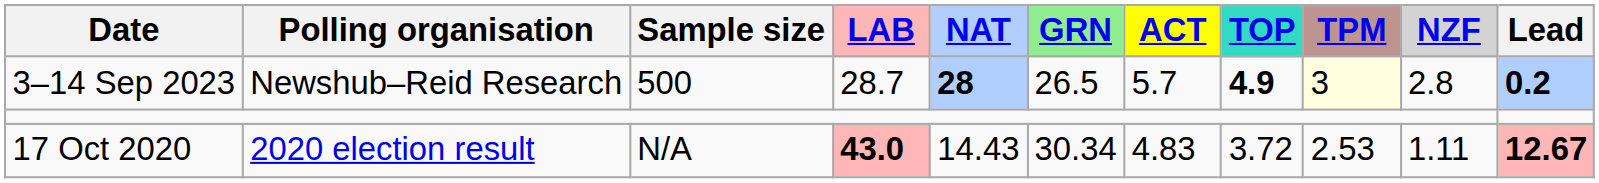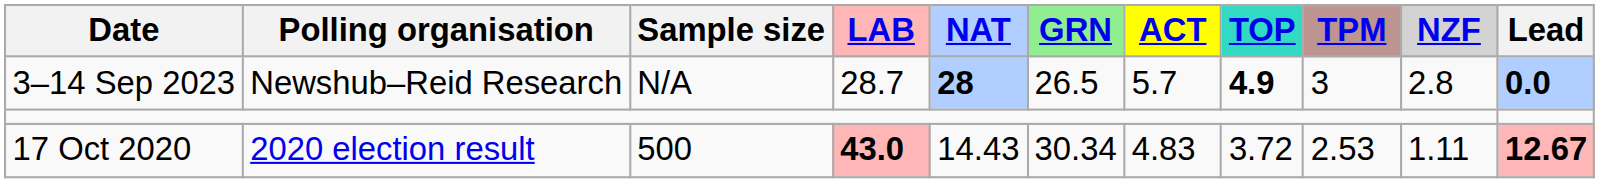(665, 82) 500 -> (665, 82) N/A
(1320, 82) lightyellow background -> (1320, 82) no background
(1528, 82) 0.2 -> (1528, 82) 0.0
(665, 149) N/A -> (665, 149) 500
